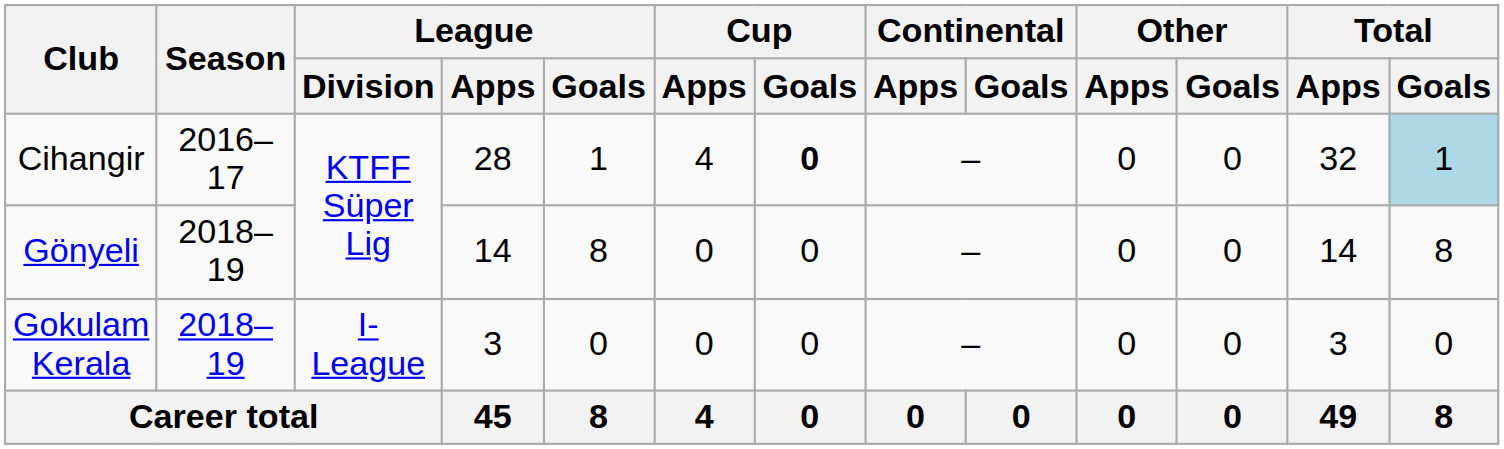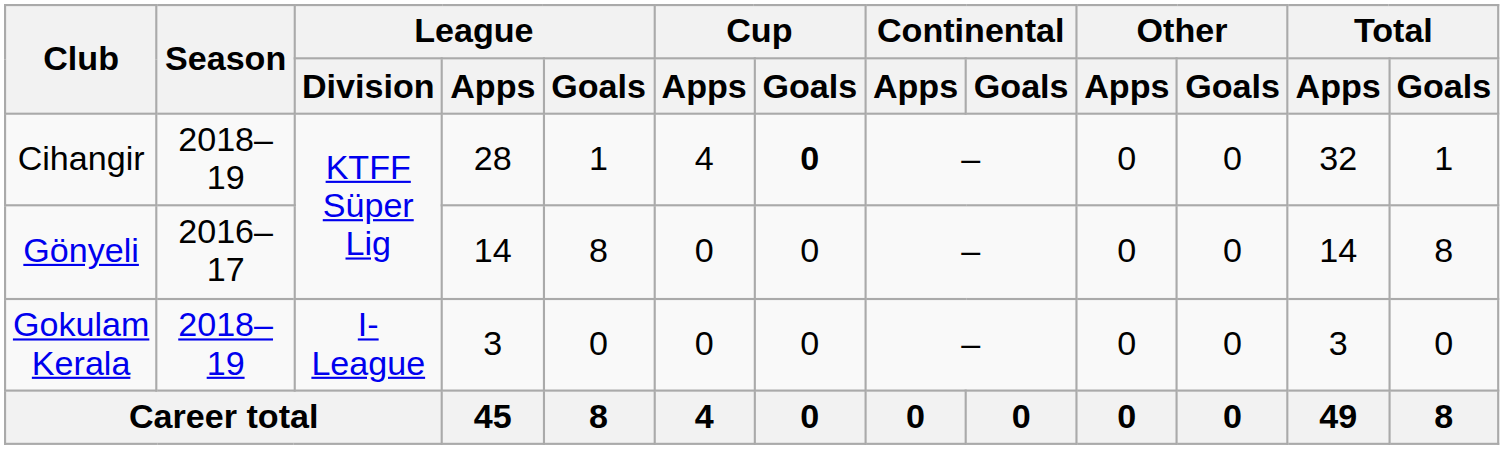(226, 158) 2016–17 -> (226, 158) 2018–19
(1444, 158) lightblue background -> (1444, 158) no background
(226, 251) 2018–19 -> (226, 251) 2016–17
